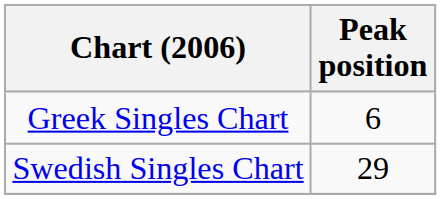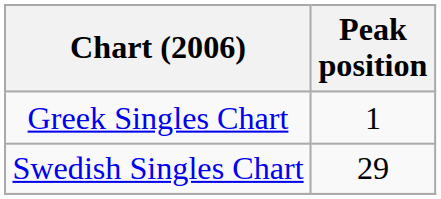(373, 117) 6 -> (373, 117) 1
